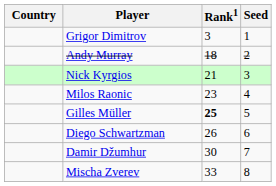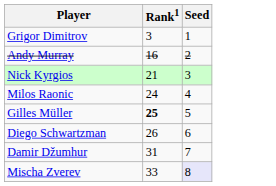- column: (34, 15)
(211, 56) 18 -> (152, 56) 16
(211, 94) 23 -> (152, 94) 24
(211, 152) 30 -> (152, 152) 31
(247, 171) no background -> (188, 171) lavender background
